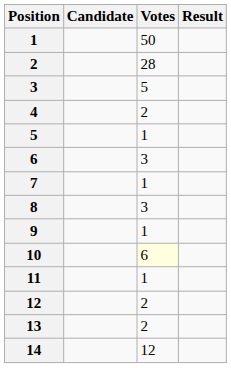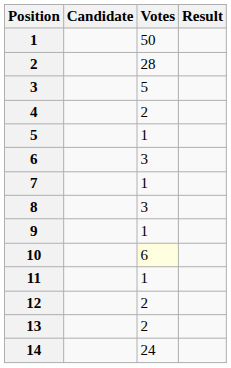(148, 350) 12 -> (148, 350) 24
